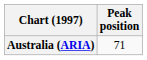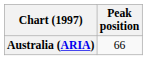(120, 45) 71 -> (120, 45) 66
